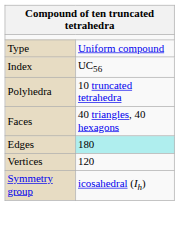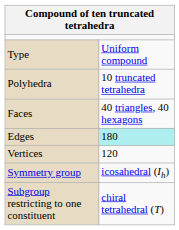- row: (20, 67)
+ row: (44, 203)
